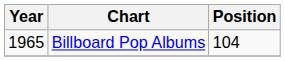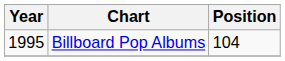(26, 42) 1965 -> (26, 42) 1995
